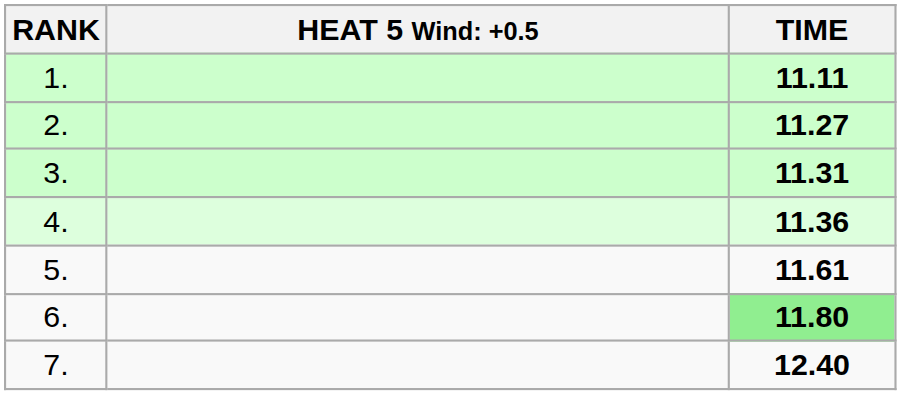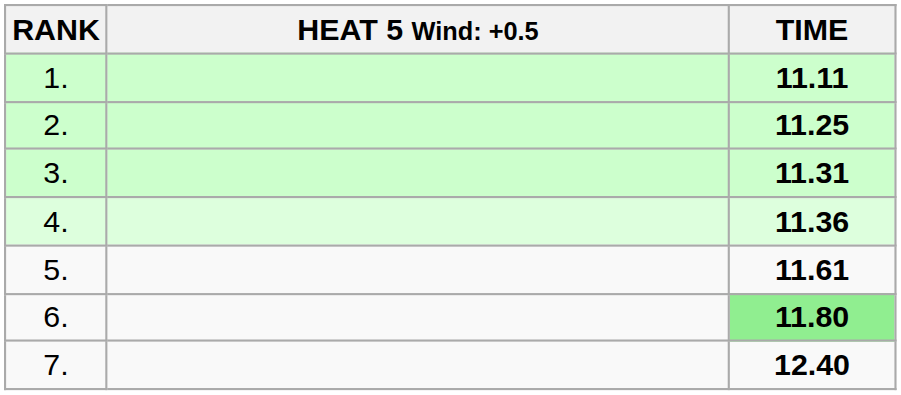(812, 125) 11.27 -> (812, 125) 11.25
